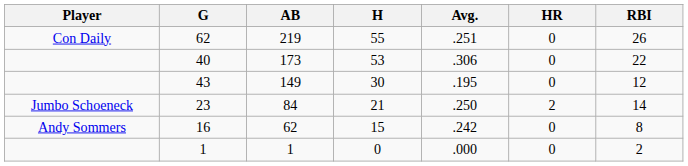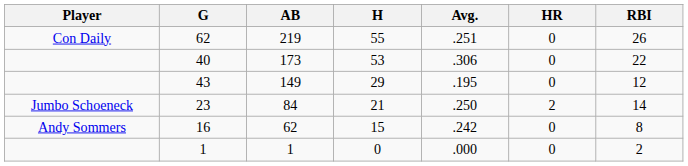(378, 82) 30 -> (378, 82) 29
